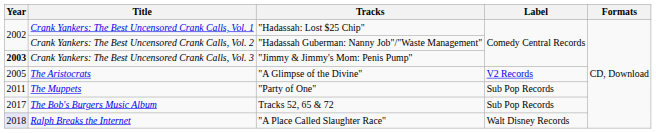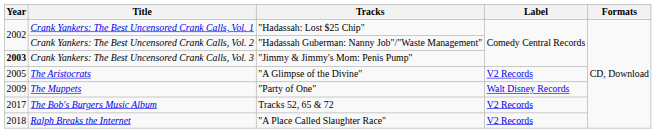(16, 89) 2011 -> (16, 89) 2009
(520, 89) Sub Pop Records -> (528, 89) Walt Disney Records
(520, 105) Sub Pop Records -> (510, 105) V2 Records
(16, 120) lavender background -> (16, 120) no background
(528, 120) Walt Disney Records -> (510, 120) V2 Records
